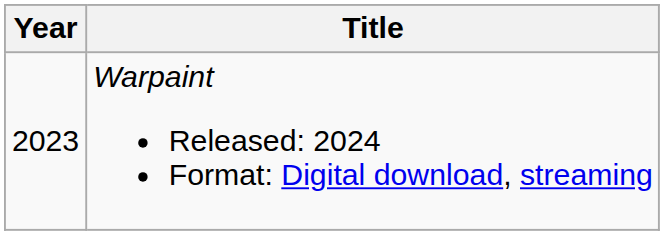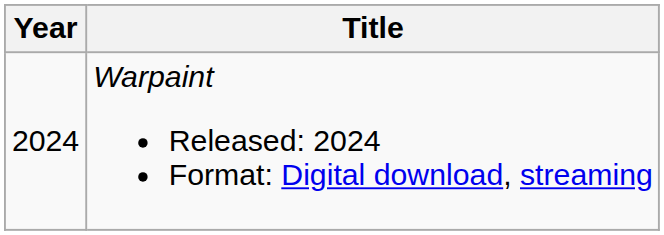(46, 140) 2023 -> (46, 140) 2024
